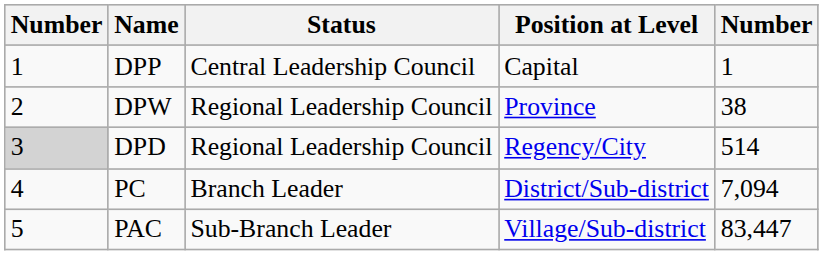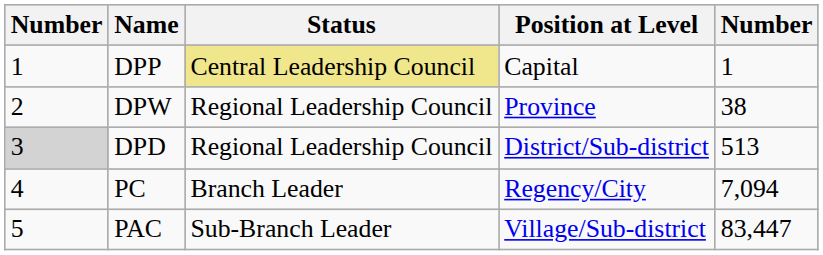(333, 65) no background -> (333, 65) khaki background
(575, 147) Regency/City -> (607, 147) District/Sub-district
(740, 147) 514 -> (740, 147) 513
(607, 188) District/Sub-district -> (575, 188) Regency/City
